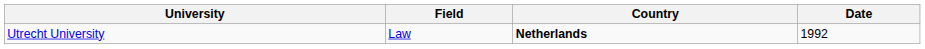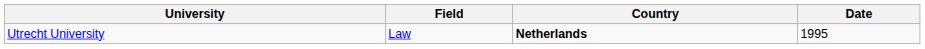(814, 33) 1992 -> (814, 33) 1995
